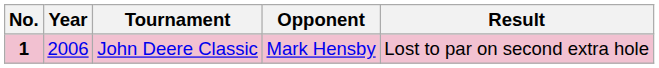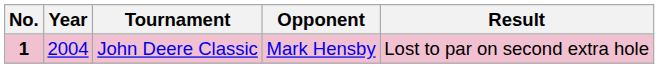(68, 49) 2006 -> (68, 49) 2004
